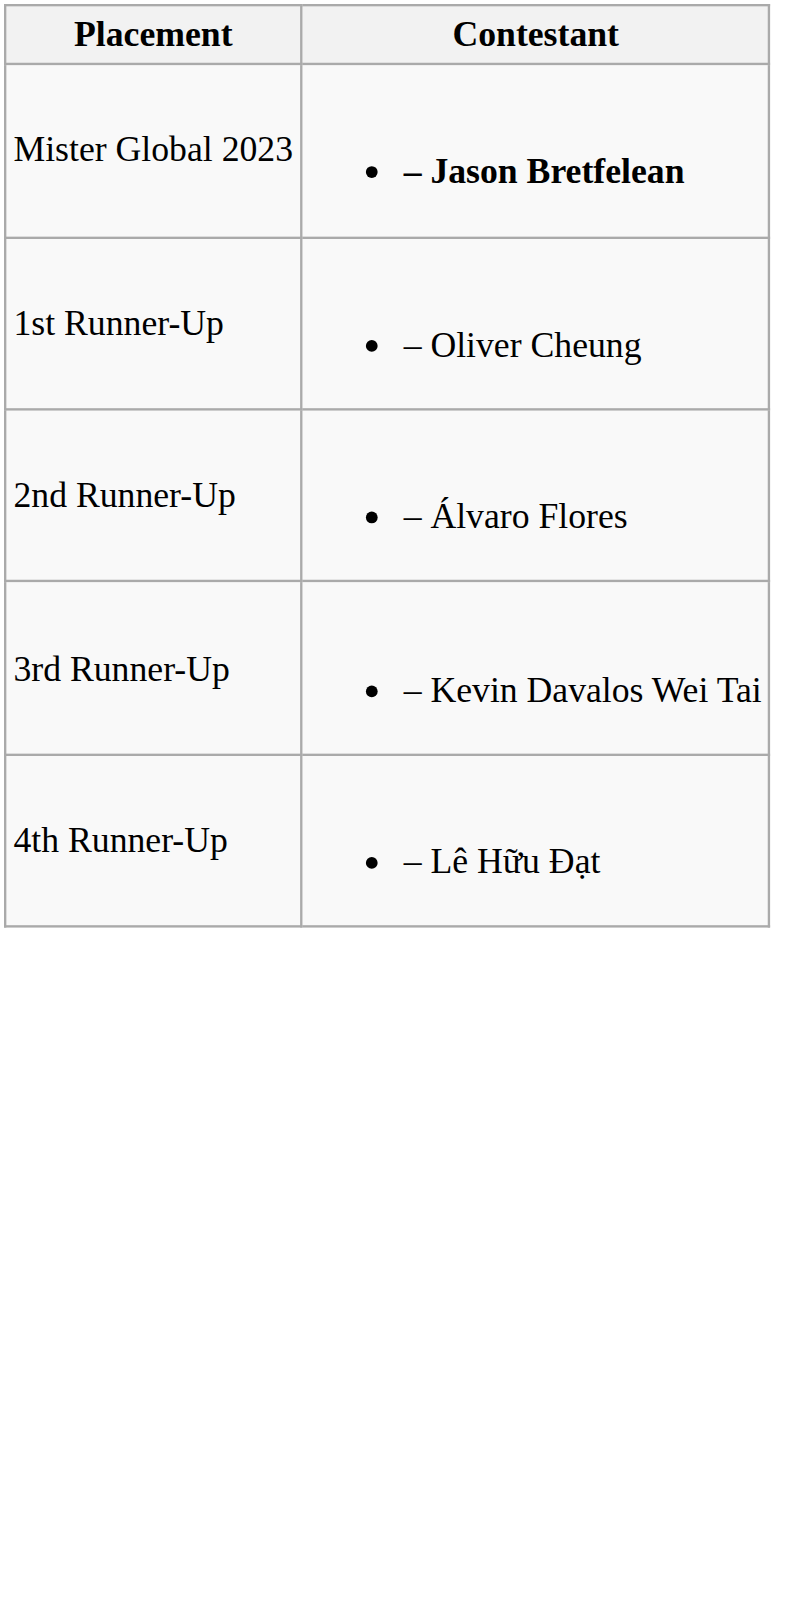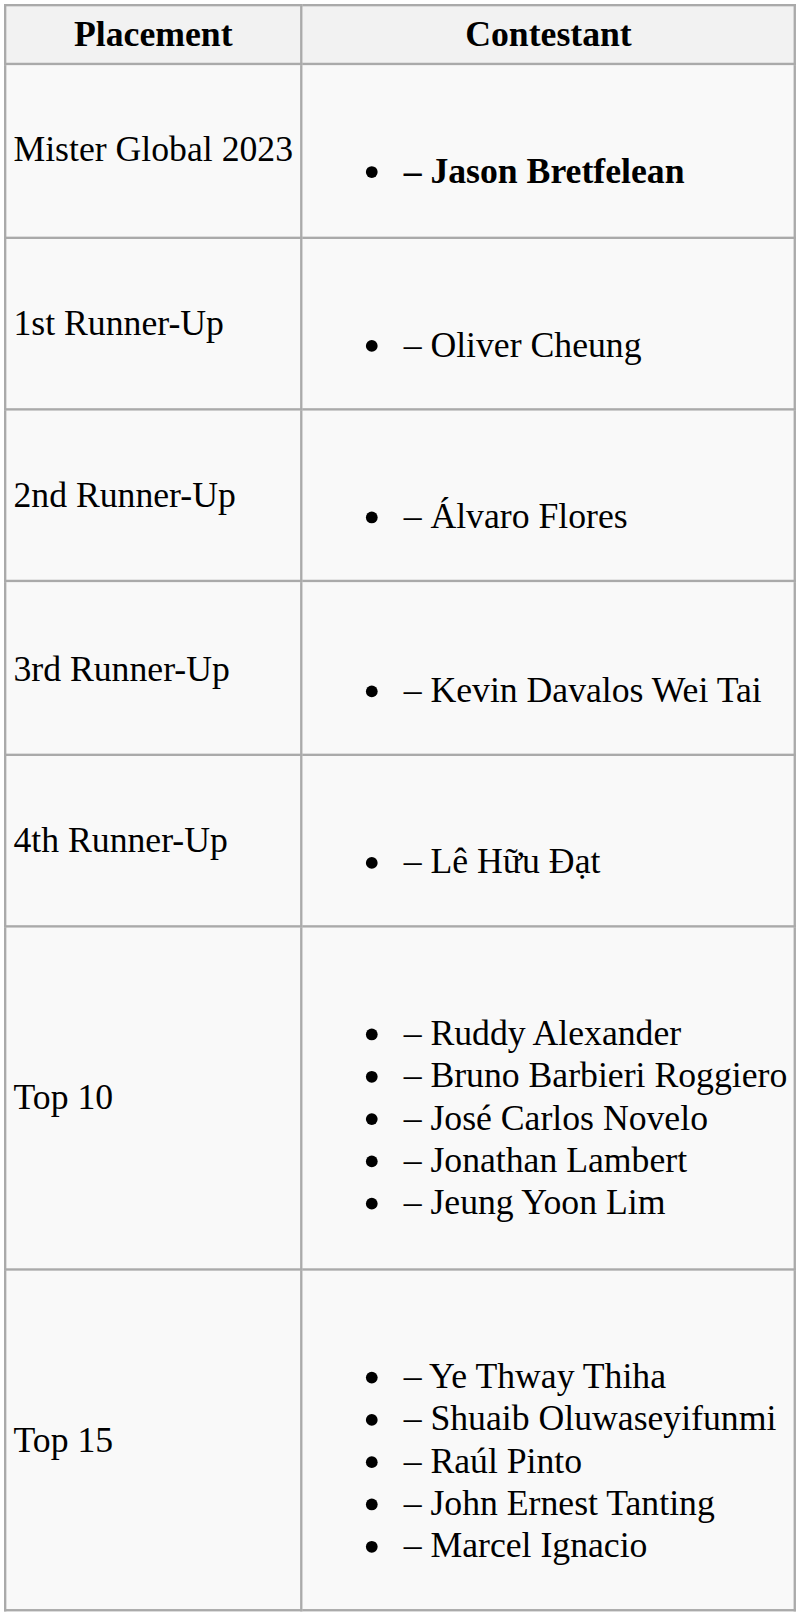+ row: (63, 1097)
+ row: (63, 1439)
